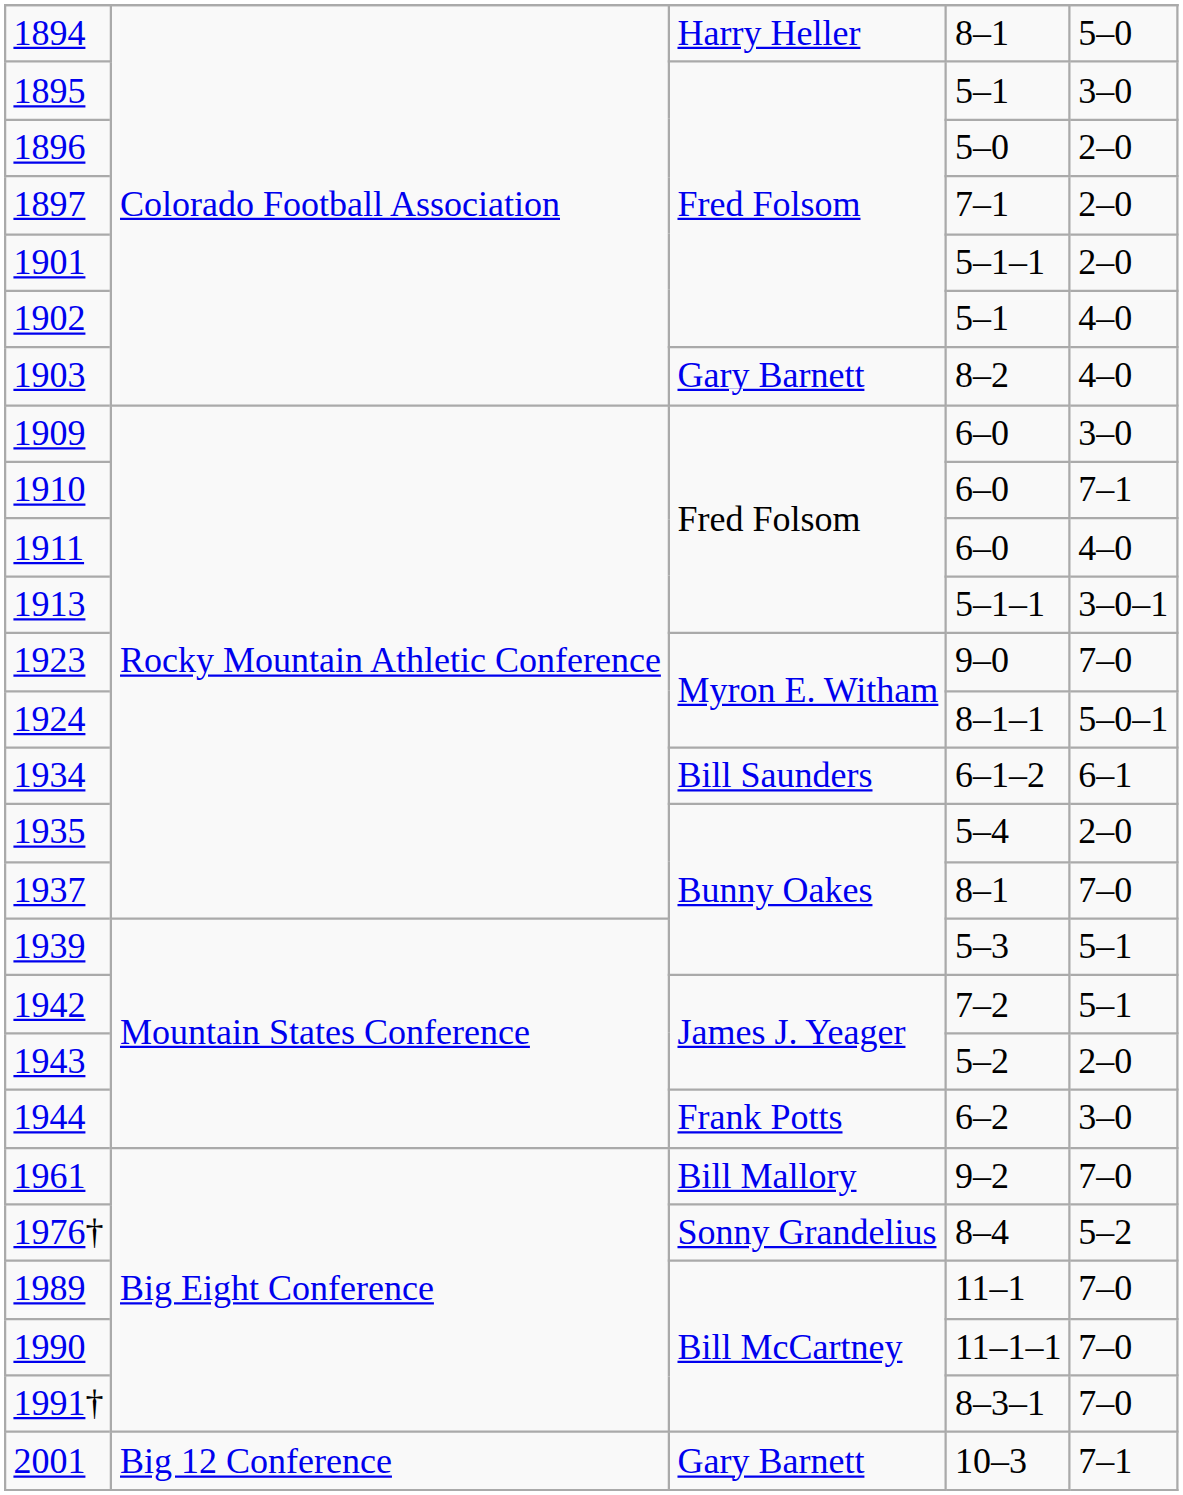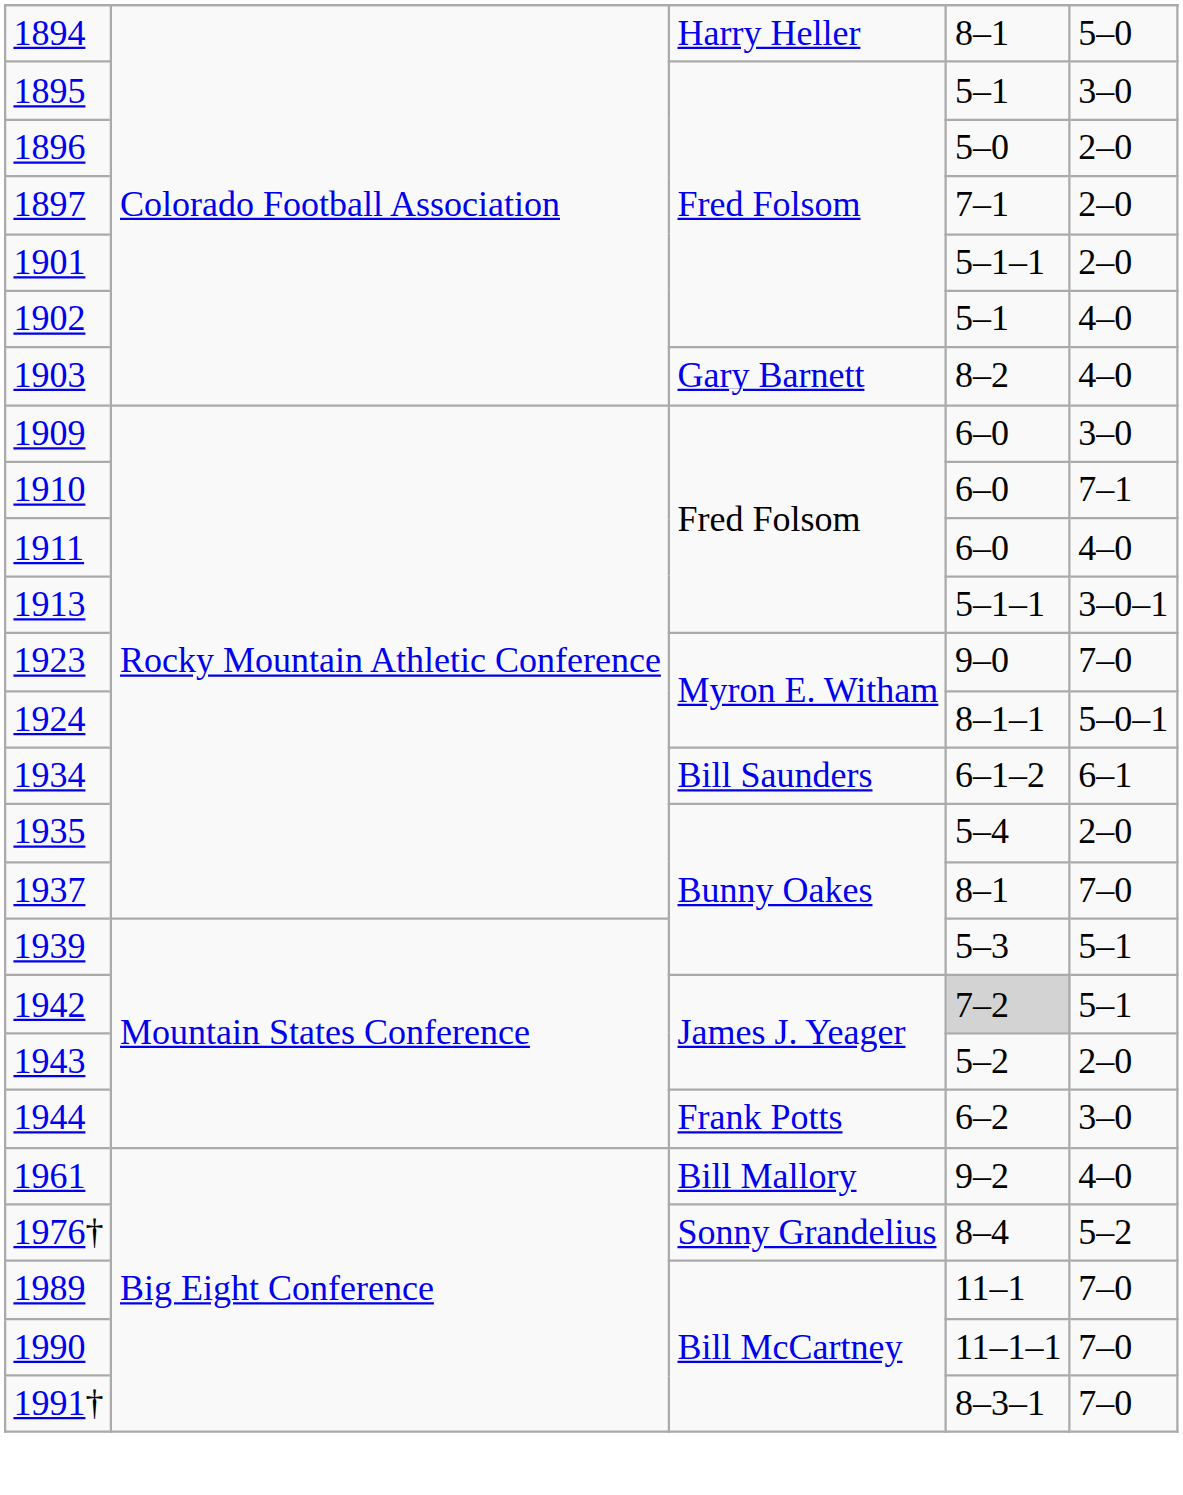(982, 1003) no background -> (982, 1003) lightgrey background
(1105, 1174) 7–0 -> (1105, 1174) 4–0
- row: (49, 1460)
